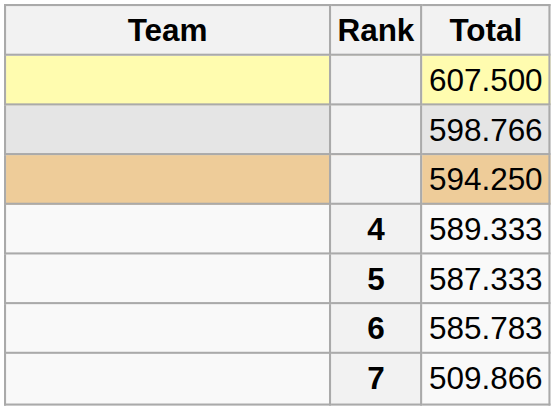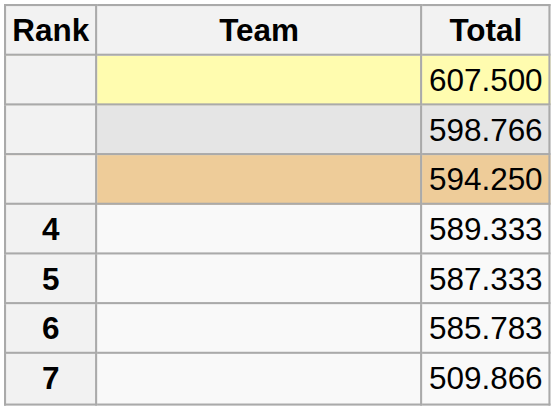columns swapped: (376, 30) <-> (168, 30)
